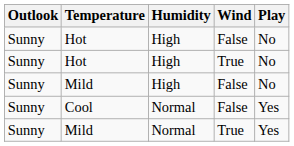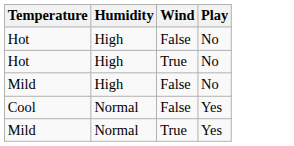- column: (33, 15)
